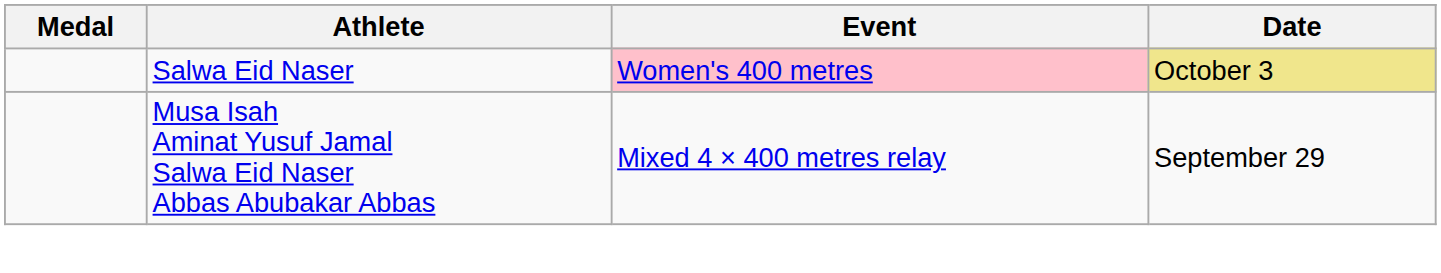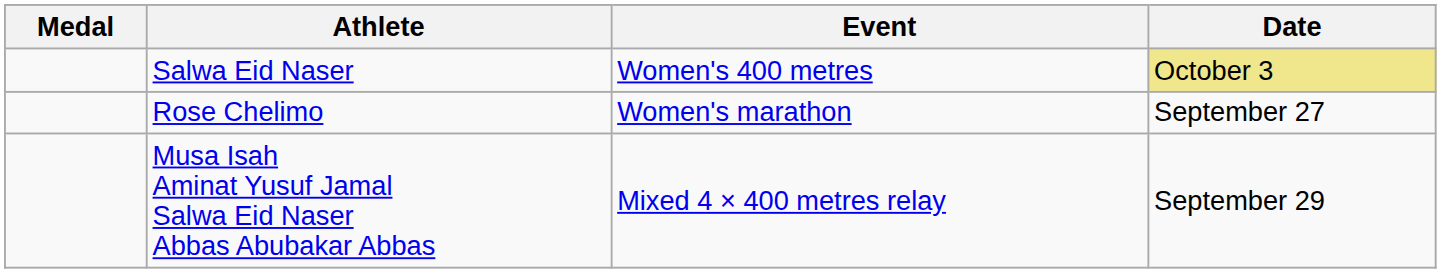(745, 70) pink background -> (745, 70) no background
+ row: (238, 113)
